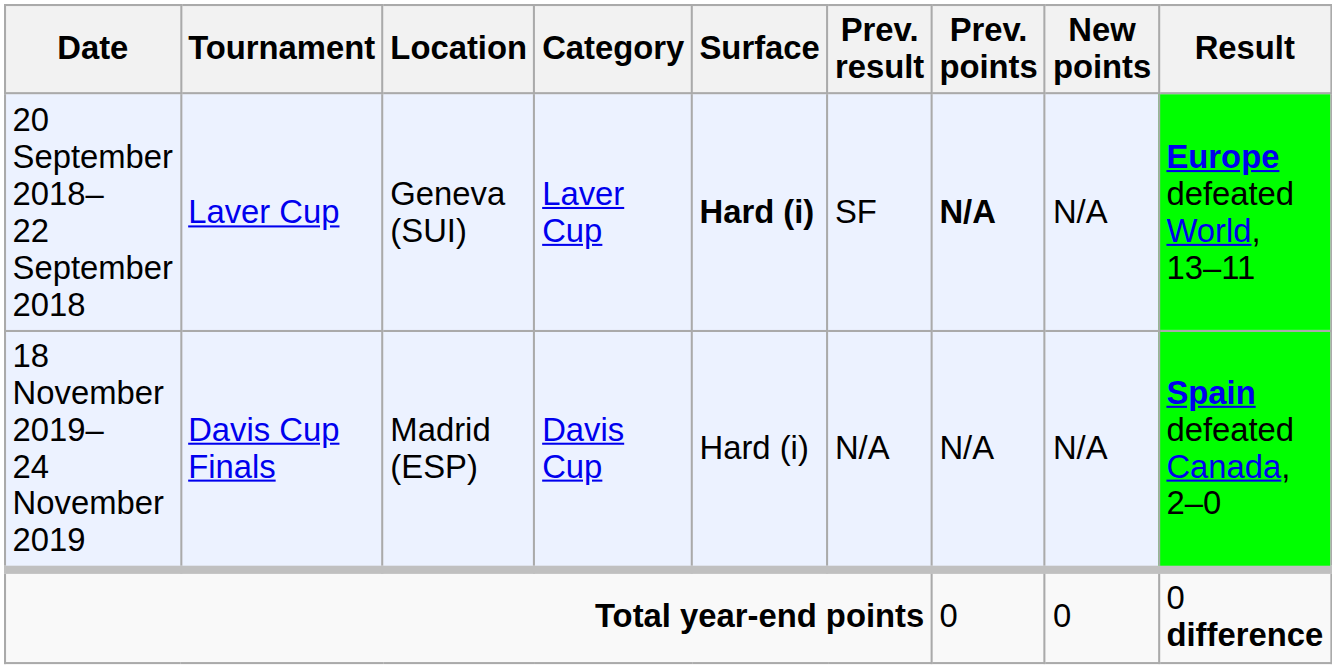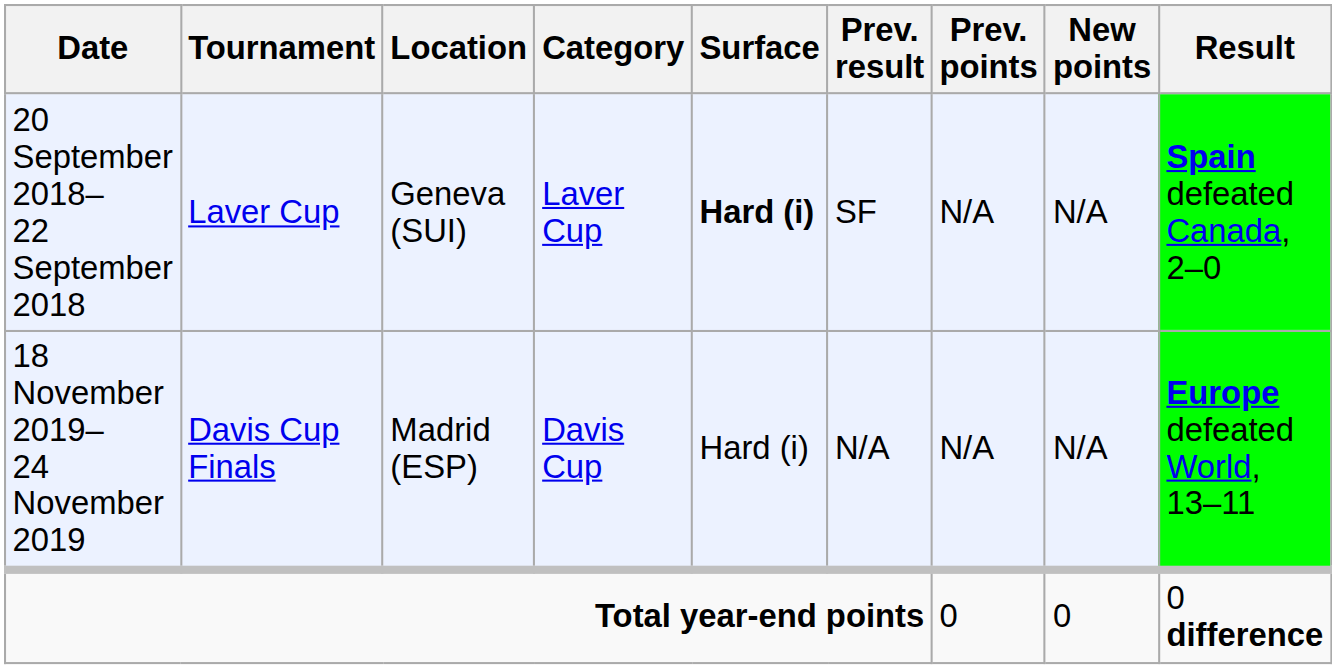(968, 211) bold -> (967, 211) normal
(1230, 211) Europe defeated World, 13–11 -> (1230, 211) Spain defeated Canada, 2–0
(1230, 448) Spain defeated Canada, 2–0 -> (1230, 448) Europe defeated World, 13–11
